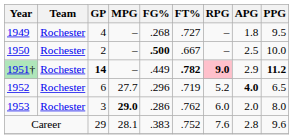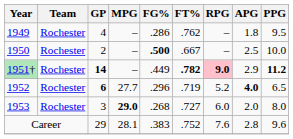(160, 32) .268 -> (160, 32) .286
(191, 32) .727 -> (191, 32) .762
(103, 88) normal -> (103, 88) bold
(160, 106) .286 -> (160, 106) .268
(191, 106) .762 -> (191, 106) .727
